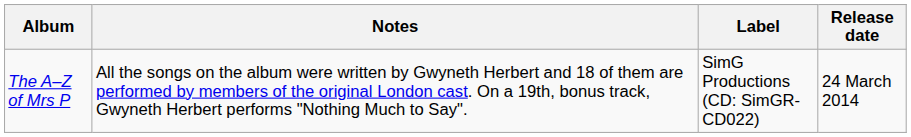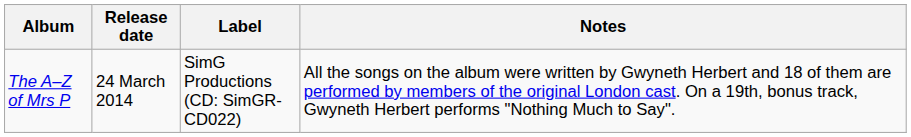columns swapped: (862, 27) <-> (395, 27)
